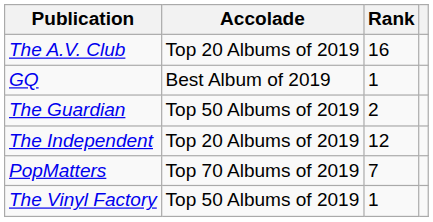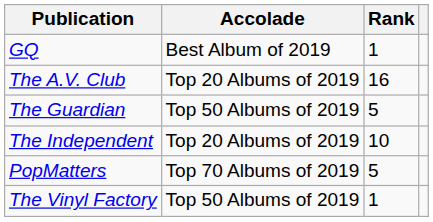rows swapped: (67, 49) <-> (24, 79)
(373, 110) 2 -> (373, 110) 5
(379, 140) 12 -> (379, 140) 10
(373, 170) 7 -> (373, 170) 5
